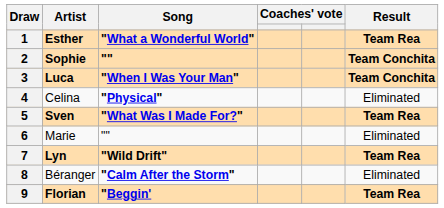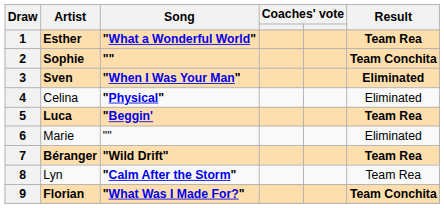(59, 78) Luca -> (58, 78) Sven
(392, 78) Team Conchita -> (393, 78) Eliminated
(60, 117) Sven -> (58, 117) Luca
(172, 117) "What Was I Made For?" -> (128, 117) "Beggin'
(56, 156) Lyn -> (70, 156) Béranger
(70, 175) Béranger -> (53, 175) Lyn
(392, 175) Eliminated -> (393, 175) Team Rea
(126, 194) "Beggin' -> (174, 194) "What Was I Made For?"
(392, 194) Team Rea -> (393, 194) Team Conchita
